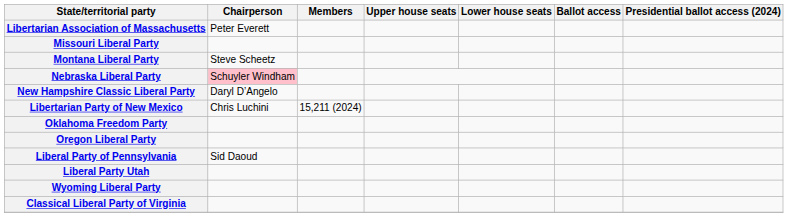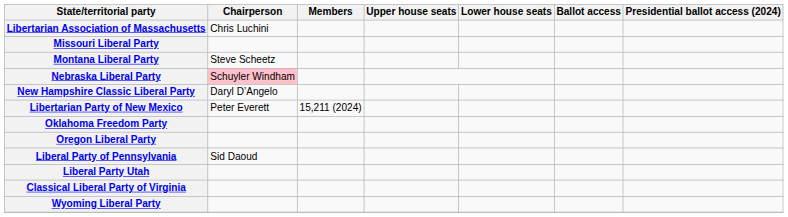(240, 28) Peter Everett -> (239, 28) Chris Luchini
(239, 108) Chris Luchini -> (240, 108) Peter Everett
rows swapped: (106, 204) <-> (106, 188)
